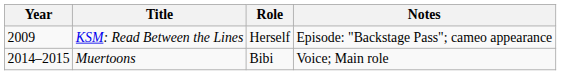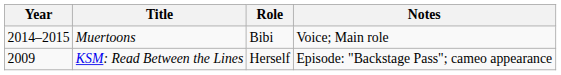rows swapped: (160, 37) <-> (106, 59)
